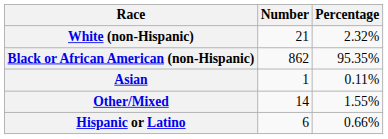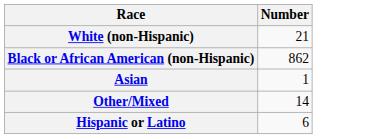- column: (347, 15)
